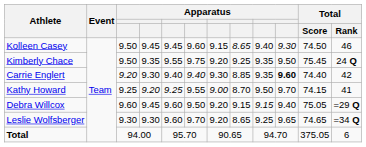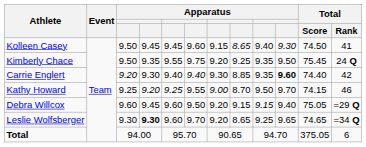(347, 45) 46 -> (347, 45) 41
(347, 90) 41 -> (347, 90) 46
(151, 120) normal -> (151, 120) bold
